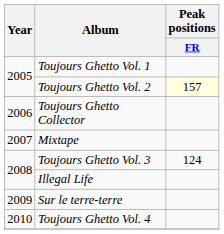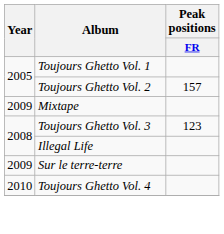(192, 86) lightyellow background -> (192, 86) no background
- row: (78, 113)
(20, 140) 2007 -> (20, 106) 2009
(192, 159) 124 -> (192, 126) 123
